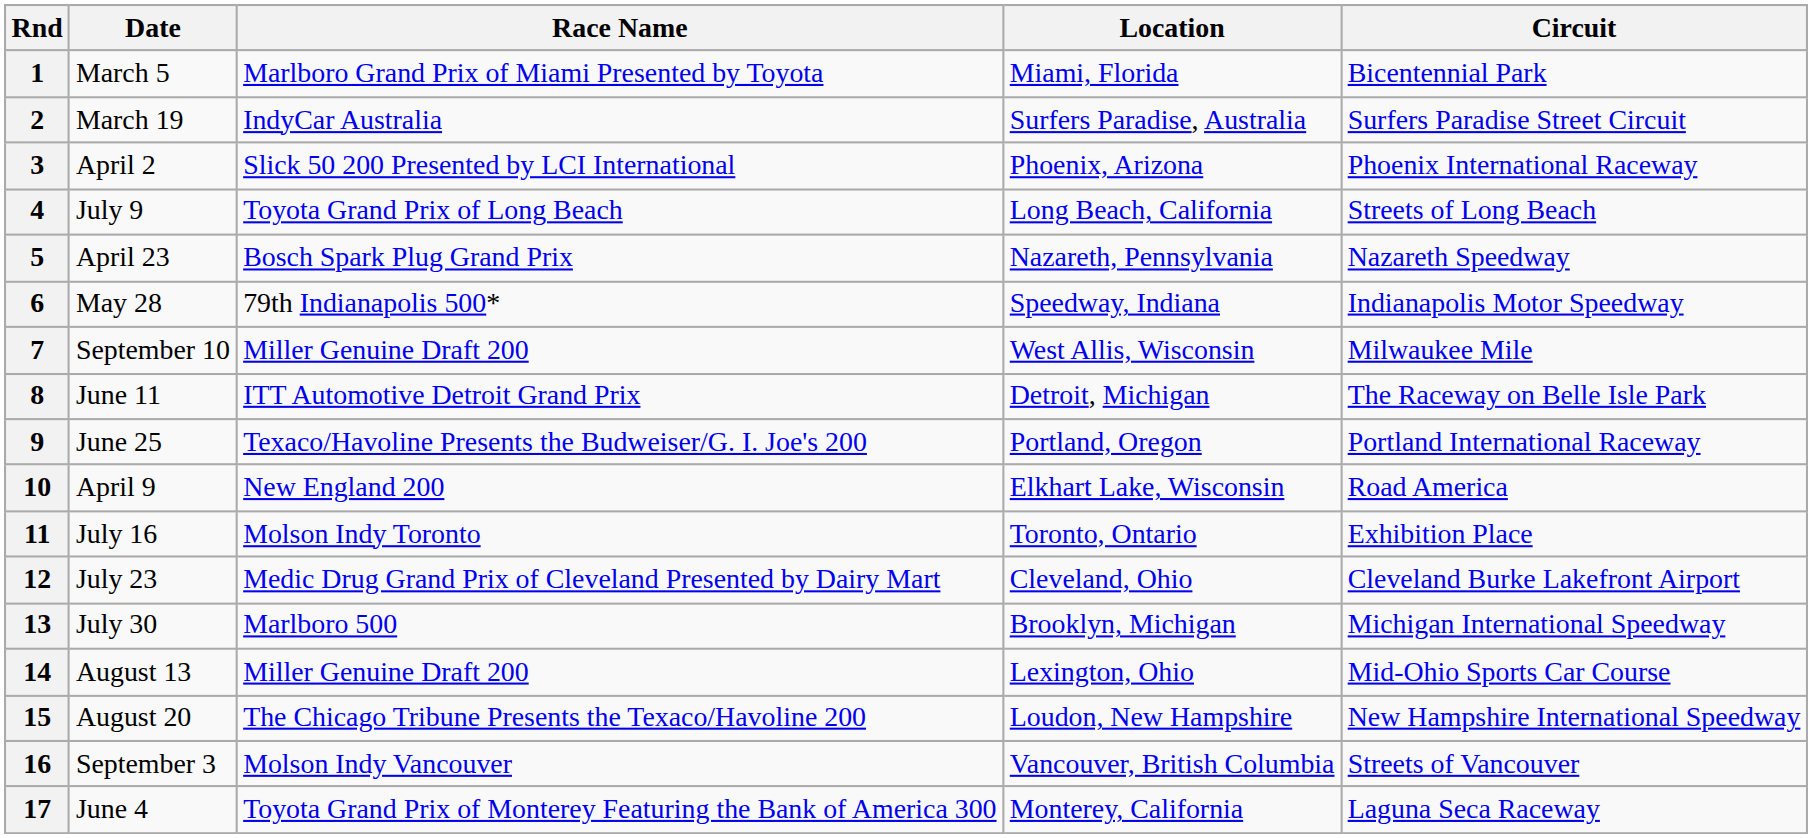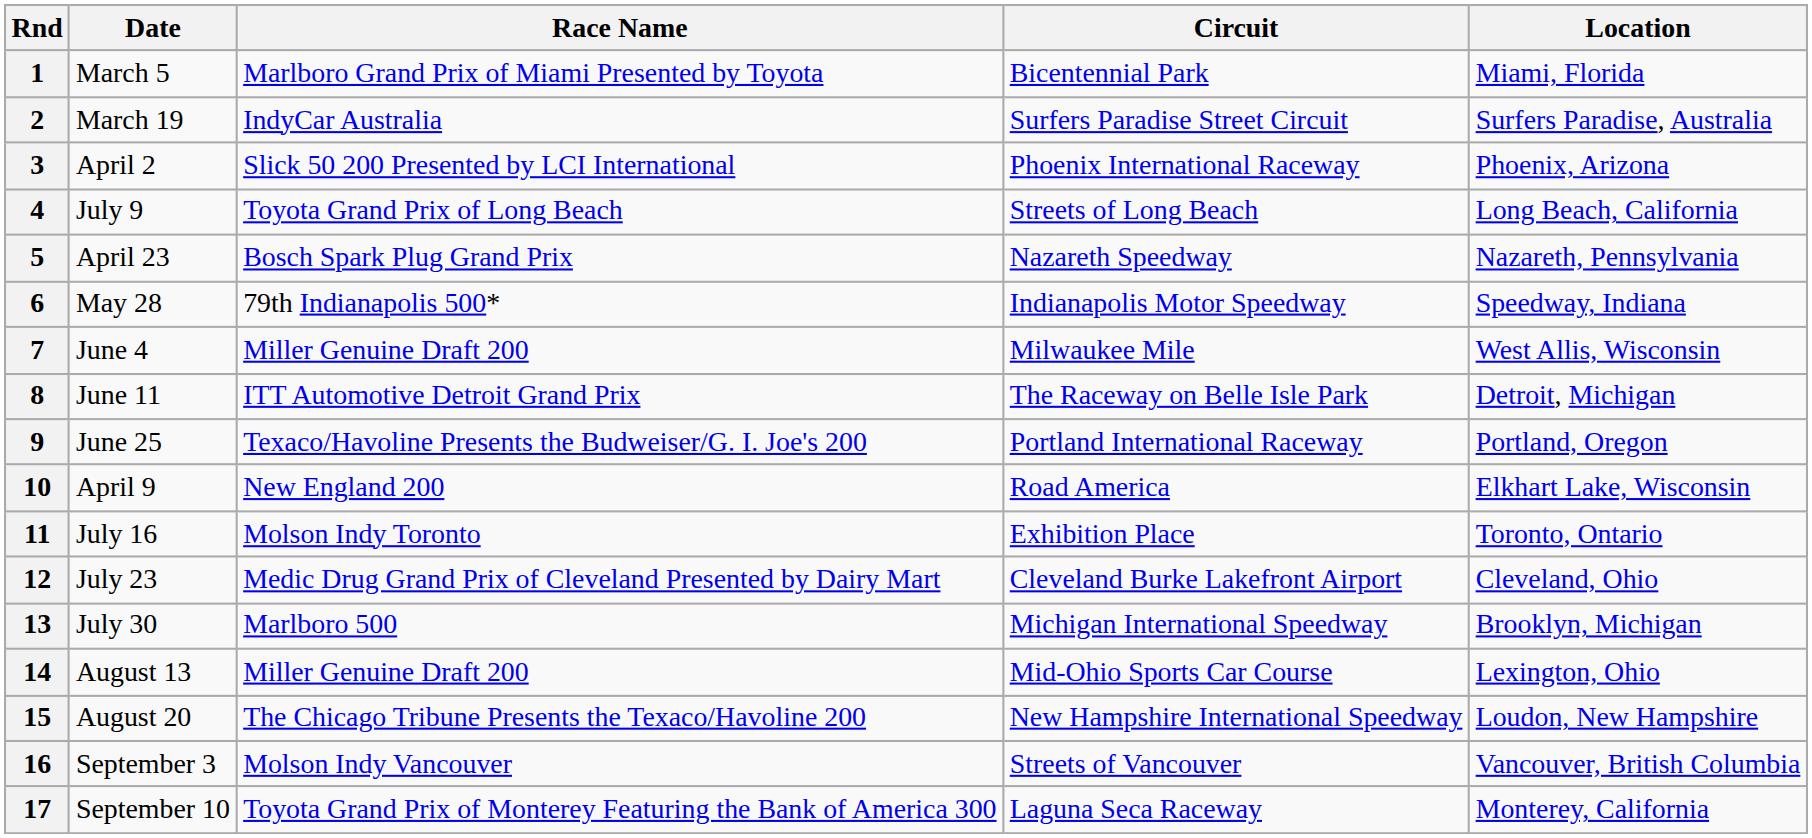columns swapped: (1574, 27) <-> (1172, 27)
(153, 349) September 10 -> (112, 349) June 4
(112, 809) June 4 -> (153, 809) September 10
